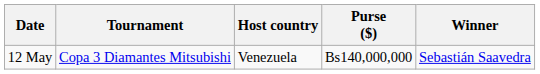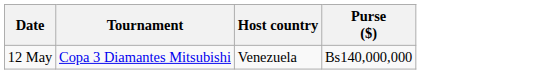- column: (475, 25)
